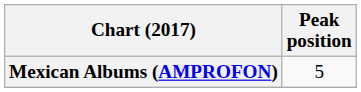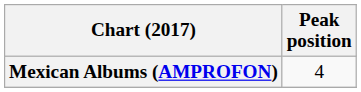(319, 71) 5 -> (319, 71) 4
